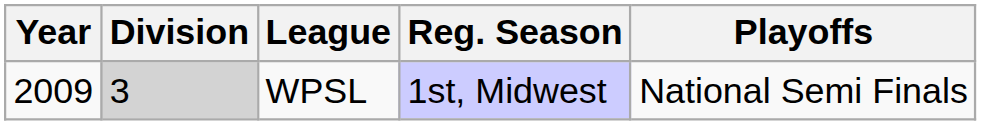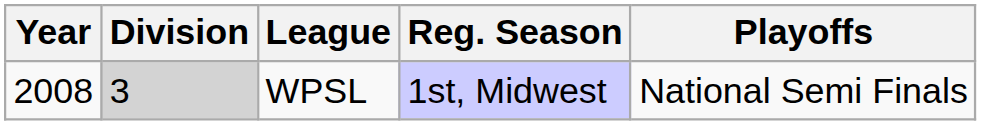(53, 89) 2009 -> (53, 89) 2008
